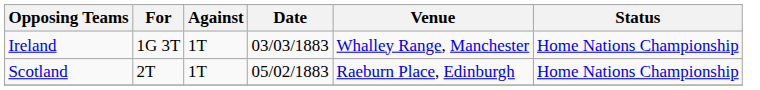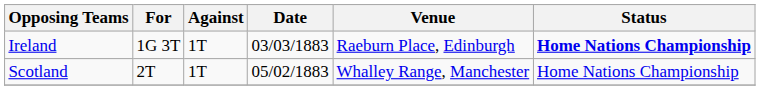(433, 44) Whalley Range, Manchester -> (426, 44) Raeburn Place, Edinburgh
(638, 44) normal -> (644, 44) bold
(426, 71) Raeburn Place, Edinburgh -> (433, 71) Whalley Range, Manchester
